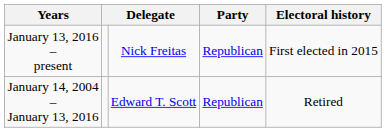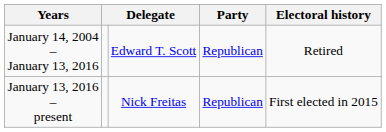rows swapped: (53, 101) <-> (53, 51)
